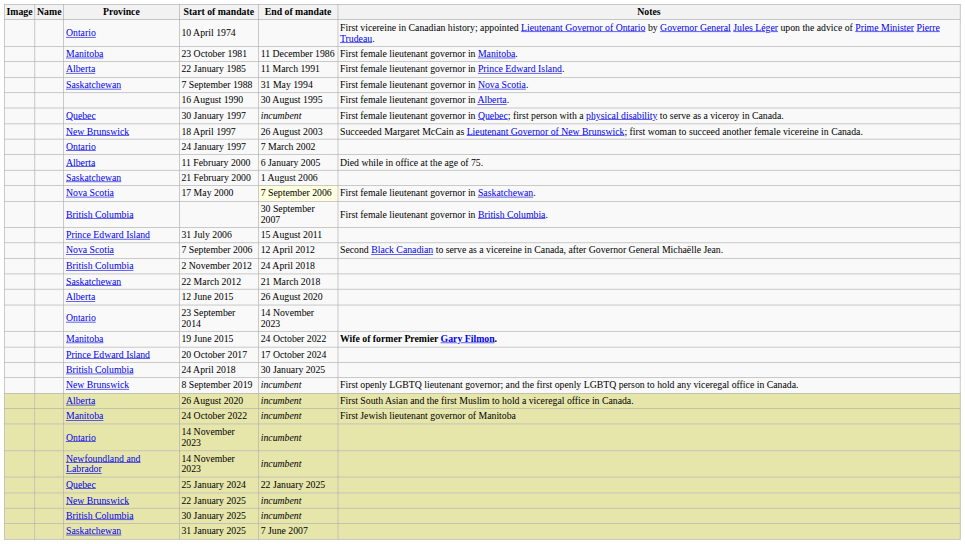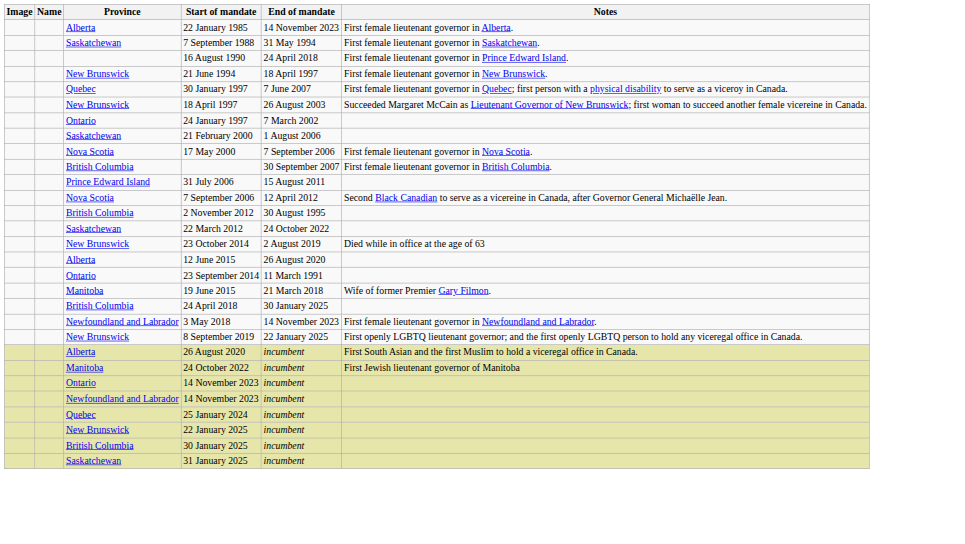- row: (81, 33)
- row: (85, 54)
(290, 69) 11 March 1991 -> (301, 27) 14 November 2023
(452, 69) First female lieutenant governor in Prince Edward Island. -> (429, 27) First female lieutenant governor in Alberta.
(434, 85) First female lieutenant governor in Nova Scotia. -> (442, 43) First female lieutenant governor in Saskatchewan.
(292, 100) 30 August 1995 -> (291, 58) 24 April 2018
(425, 100) First female lieutenant governor in Alberta. -> (456, 58) First female lieutenant governor in Prince Edward Island.
+ row: (98, 74)
(281, 116) incumbent -> (287, 89) 7 June 2007
- row: (81, 162)
(296, 193) lightyellow background -> (299, 151) no background
(438, 193) First female lieutenant governor in Saskatchewan. -> (438, 151) First female lieutenant governor in Nova Scotia.
(288, 266) 24 April 2018 -> (295, 213) 30 August 1995
(291, 281) 21 March 2018 -> (296, 228) 24 October 2022
+ row: (98, 244)
(287, 318) 14 November 2023 -> (293, 275) 11 March 1991
(294, 339) 24 October 2022 -> (293, 290) 21 March 2018
(418, 339) bold -> (418, 290) normal
- row: (108, 354)
+ row: (122, 321)
(281, 385) incumbent -> (296, 337) 22 January 2025
(293, 485) 22 January 2025 -> (284, 414) incumbent
(284, 531) 7 June 2007 -> (284, 461) incumbent
